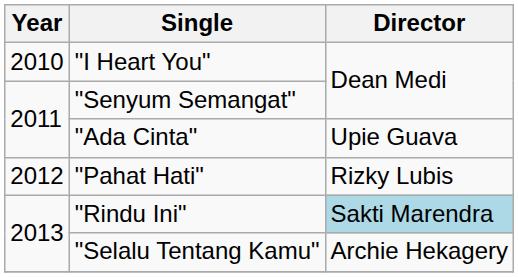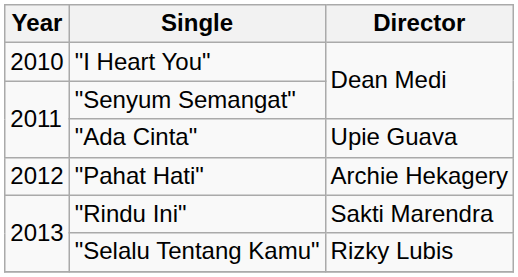(392, 175) Rizky Lubis -> (419, 175) Archie Hekagery
(412, 213) lightblue background -> (412, 213) no background
(419, 251) Archie Hekagery -> (392, 251) Rizky Lubis
